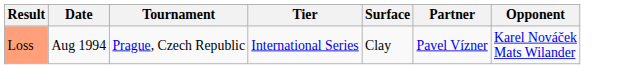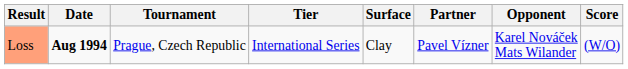+ column: (602, 15)
(79, 44) normal -> (79, 44) bold
